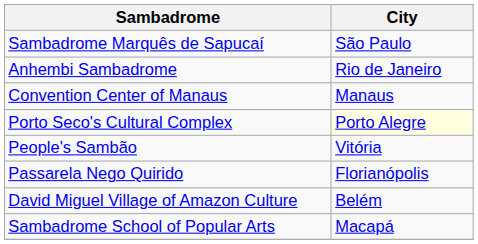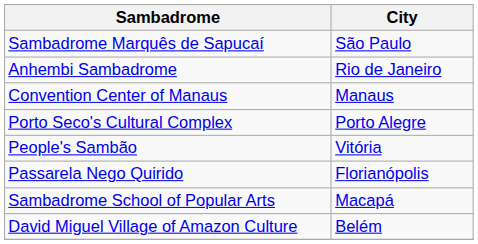(381, 122) lightyellow background -> (381, 122) no background
rows swapped: (142, 226) <-> (153, 200)
